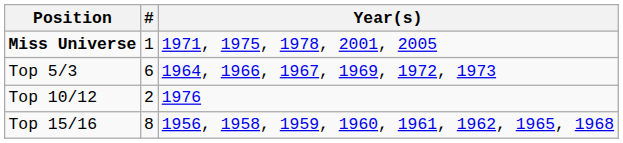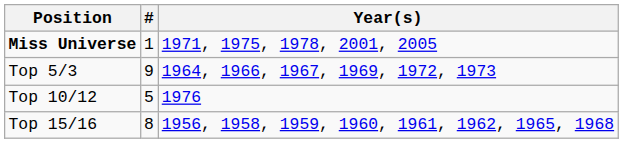(149, 71) 6 -> (149, 71) 9
(149, 98) 2 -> (149, 98) 5
